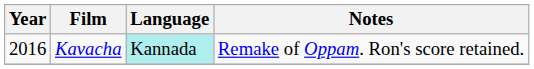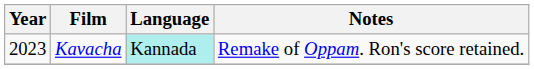(28, 49) 2016 -> (28, 49) 2023
